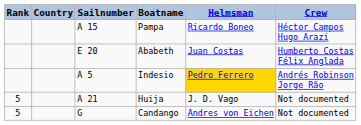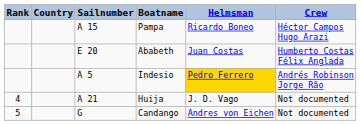(18, 99) 5 -> (18, 99) 4
